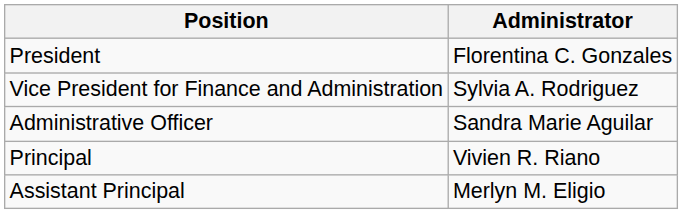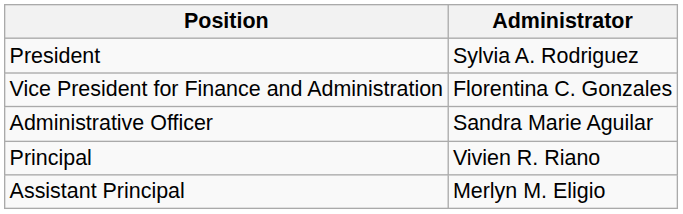(563, 55) Florentina C. Gonzales -> (546, 55) Sylvia A. Rodriguez
(546, 89) Sylvia A. Rodriguez -> (563, 89) Florentina C. Gonzales
